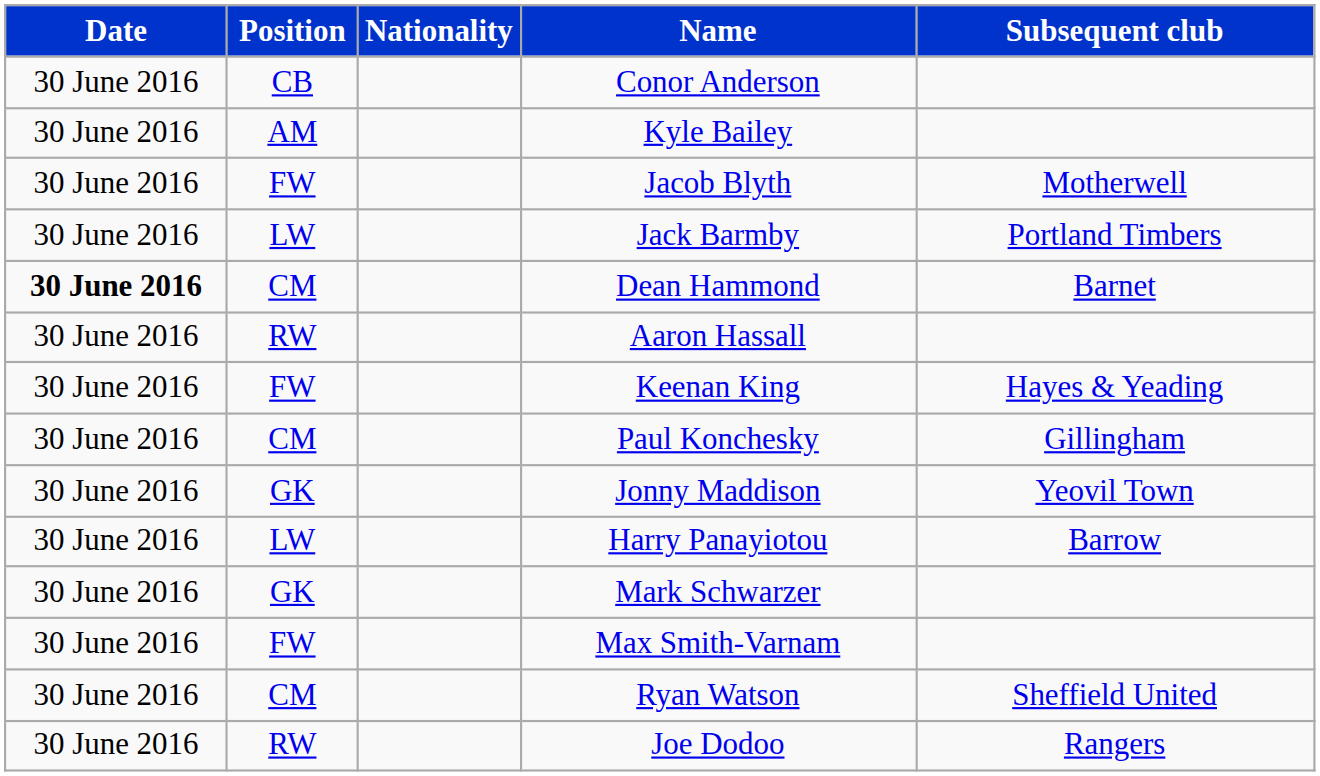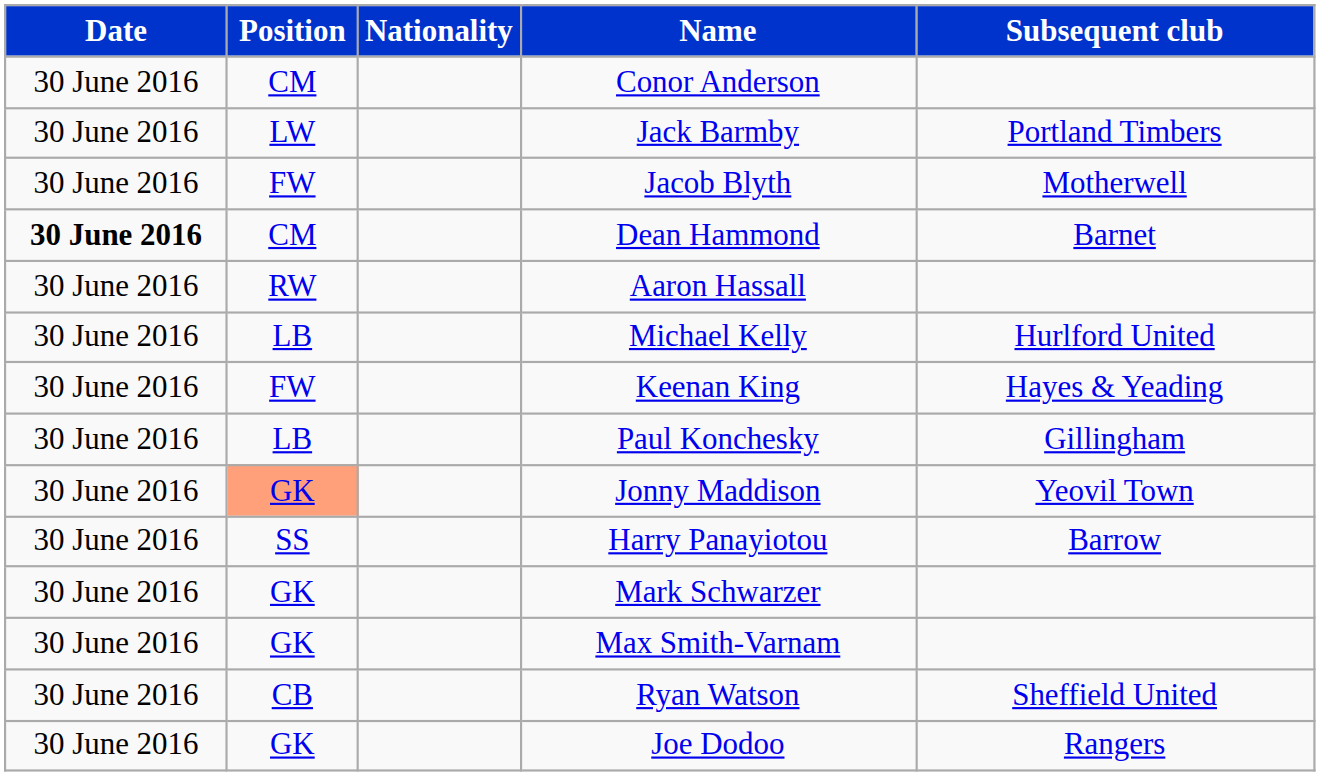(292, 81) CB -> (292, 81) CM
- row: (718, 132)
rows swapped: (718, 234) <-> (718, 183)
+ row: (718, 336)
(292, 438) CM -> (292, 438) LB
(292, 489) no background -> (292, 489) lightsalmon background
(292, 541) LW -> (292, 541) SS
(292, 643) FW -> (292, 643) GK
(292, 694) CM -> (292, 694) CB
(292, 745) RW -> (292, 745) GK
